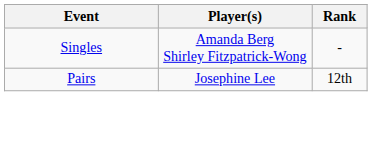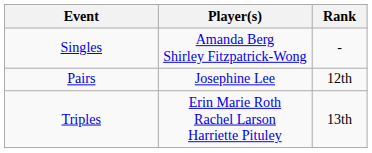+ row: (81, 119)
